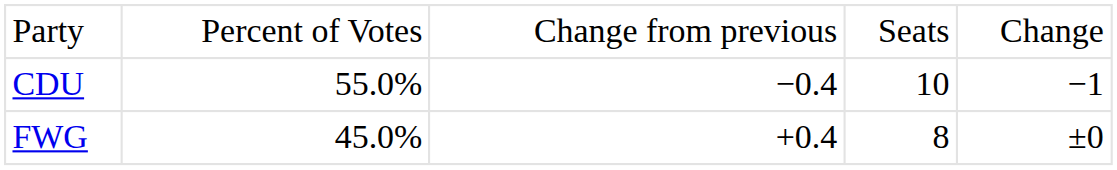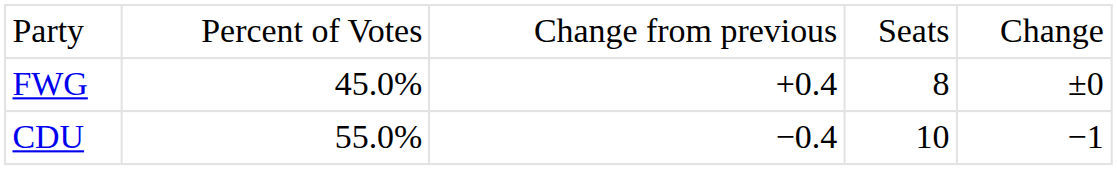rows swapped: (48, 83) <-> (50, 136)
